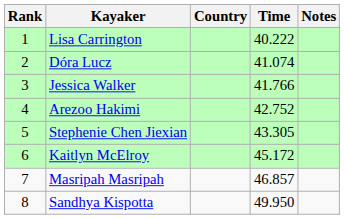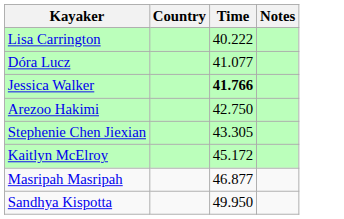- column: (25, 16)
(274, 62) 41.074 -> (233, 62) 41.077
(274, 86) normal -> (233, 86) bold
(274, 109) 42.752 -> (233, 109) 42.750
(274, 179) 46.857 -> (233, 179) 46.877
